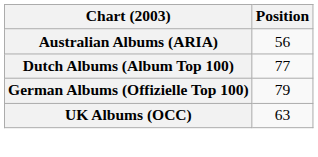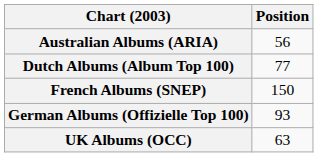+ row: (128, 90)
(283, 90) 79 -> (283, 115) 93
